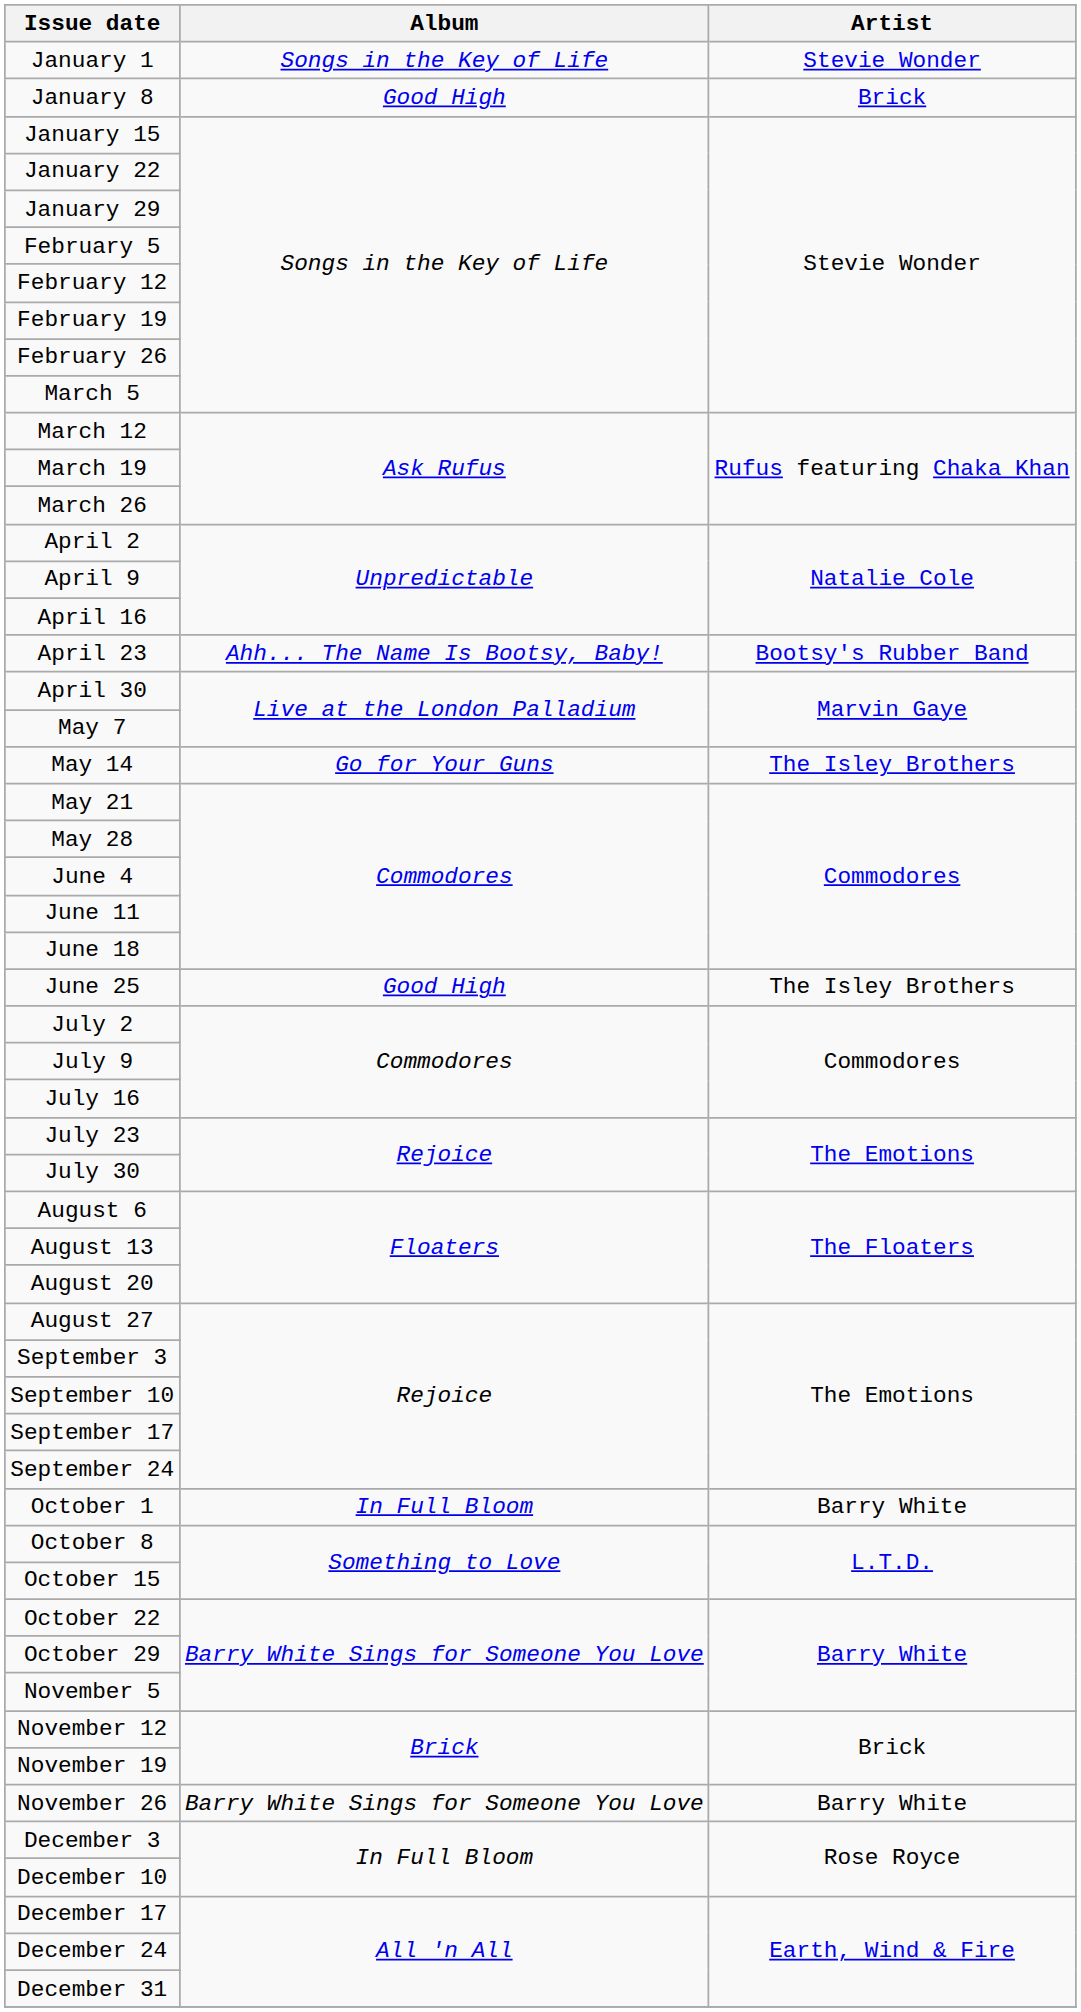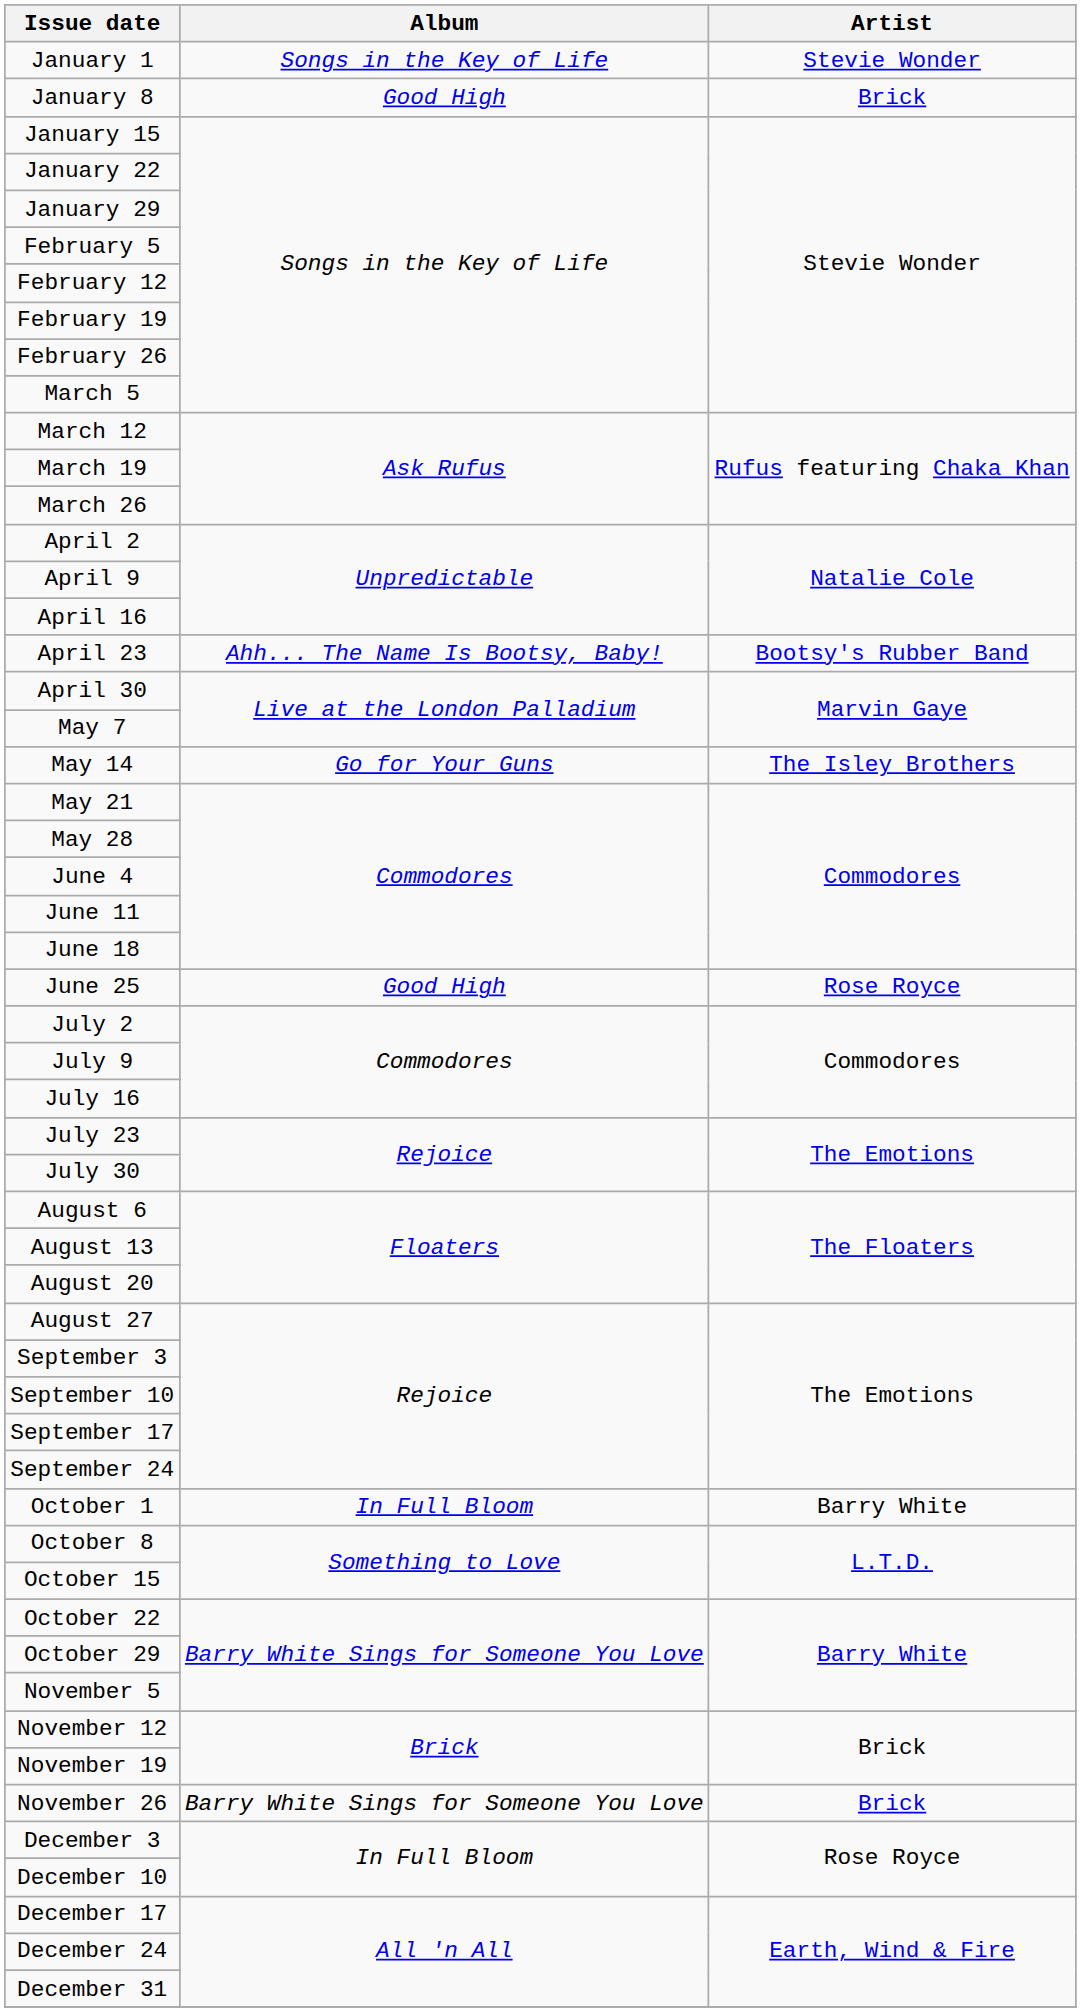(892, 987) The Isley Brothers -> (892, 987) Rose Royce
(892, 1803) Barry White -> (892, 1803) Brick
